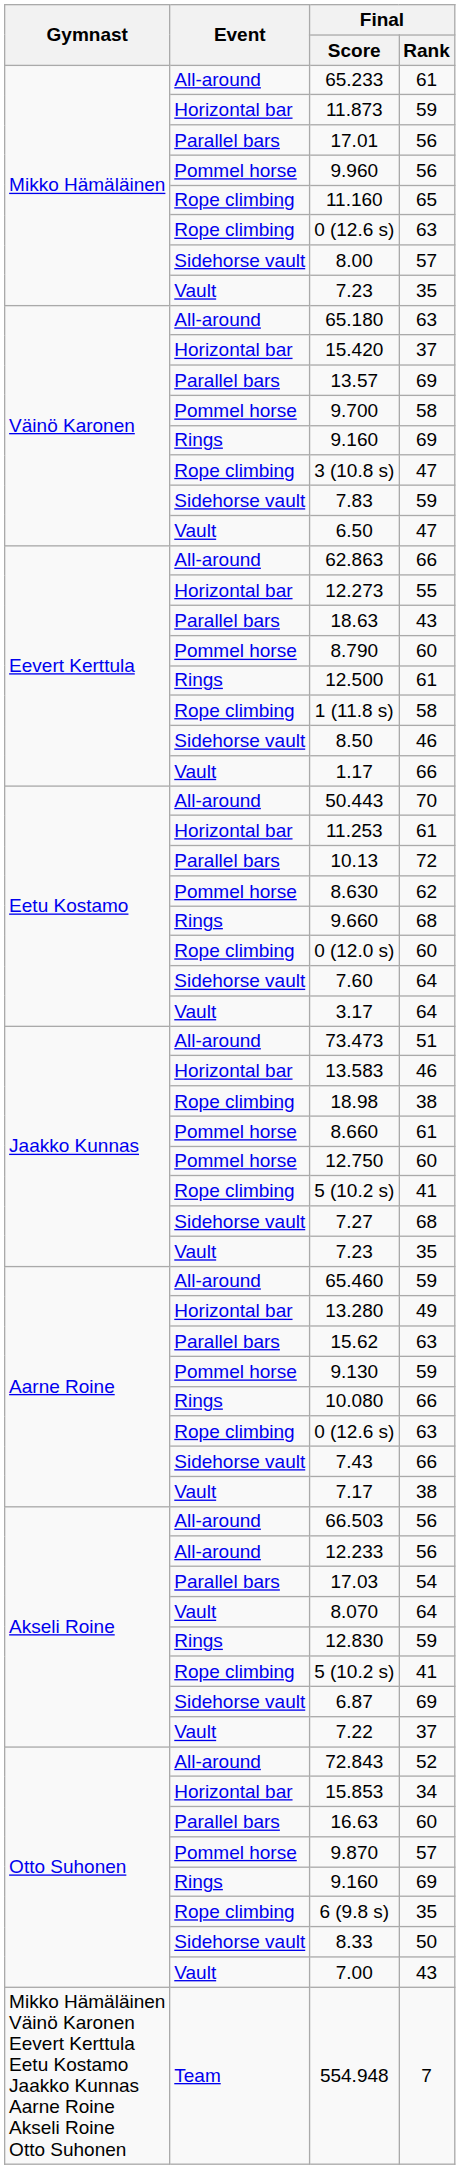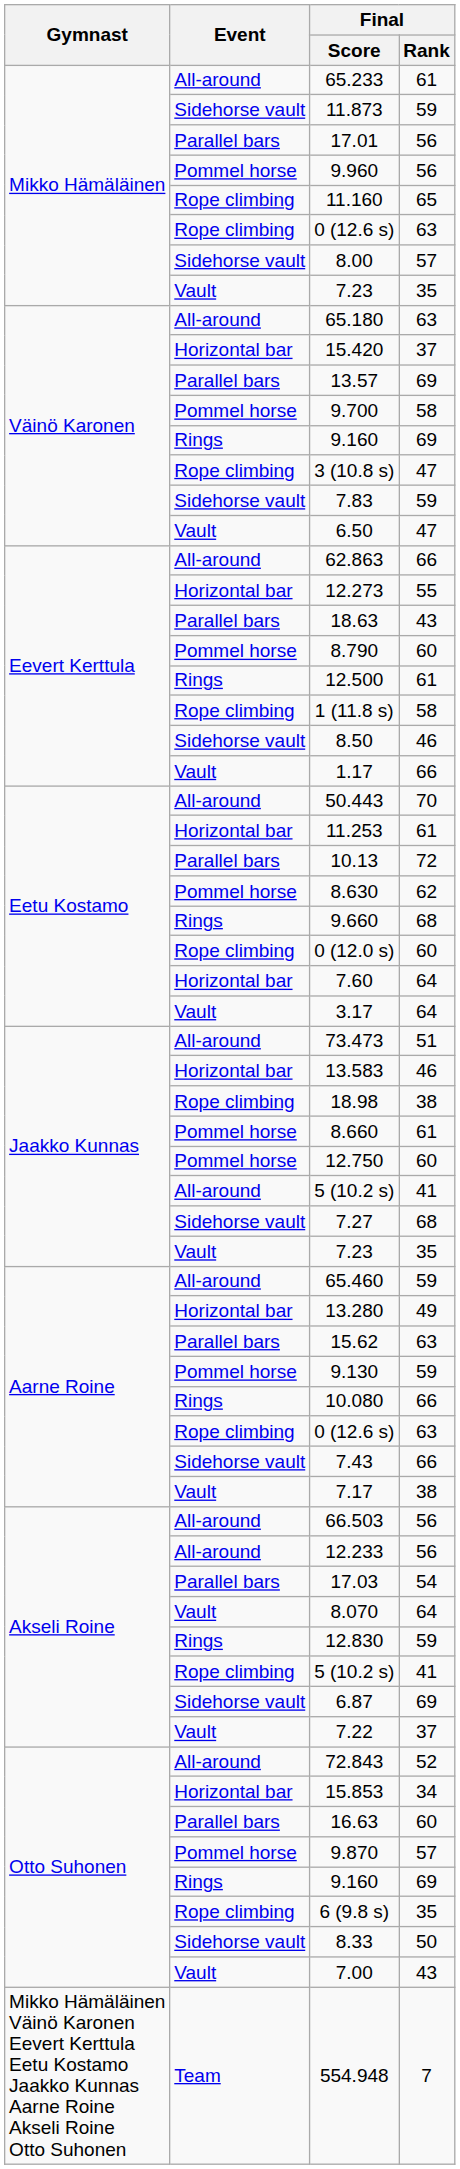(233, 110) Horizontal bar -> (240, 110) Sidehorse vault
(240, 981) Sidehorse vault -> (233, 981) Horizontal bar
(234, 1191) Rope climbing -> (218, 1191) All-around
